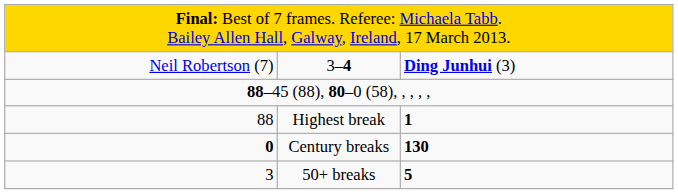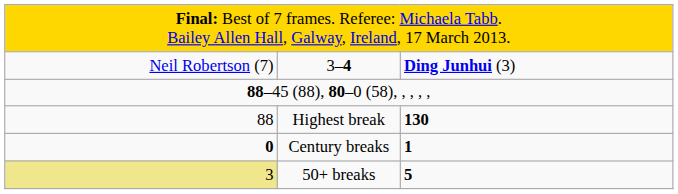(408, 120) 1 -> (416, 120) 130
(416, 147) 130 -> (408, 147) 1
(269, 174) no background -> (269, 174) khaki background
